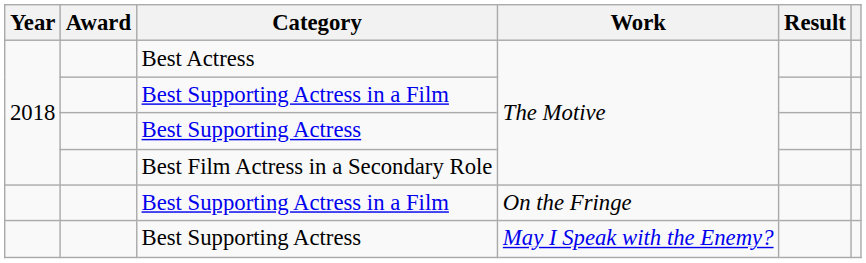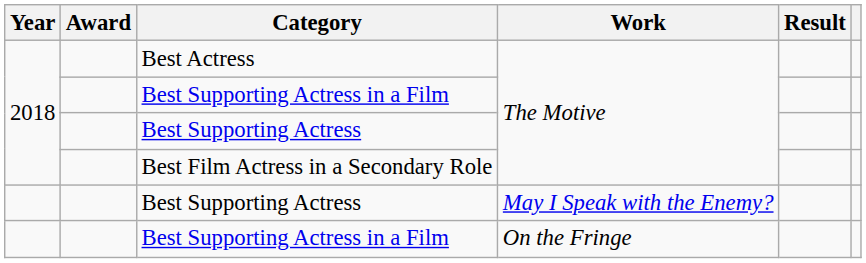rows swapped: (295, 202) <-> (251, 238)
